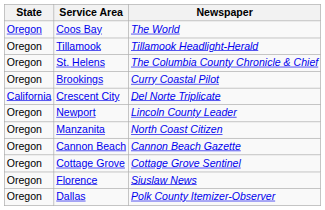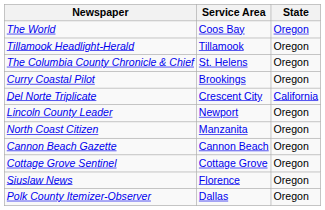columns swapped: (29, 12) <-> (225, 12)
